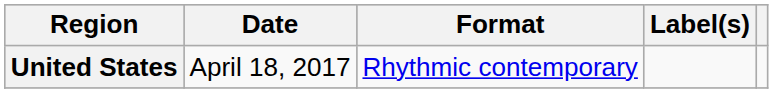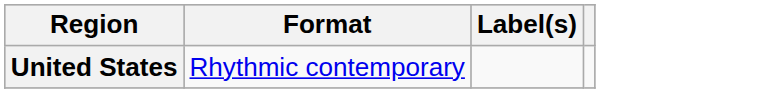- column: (270, 25)
